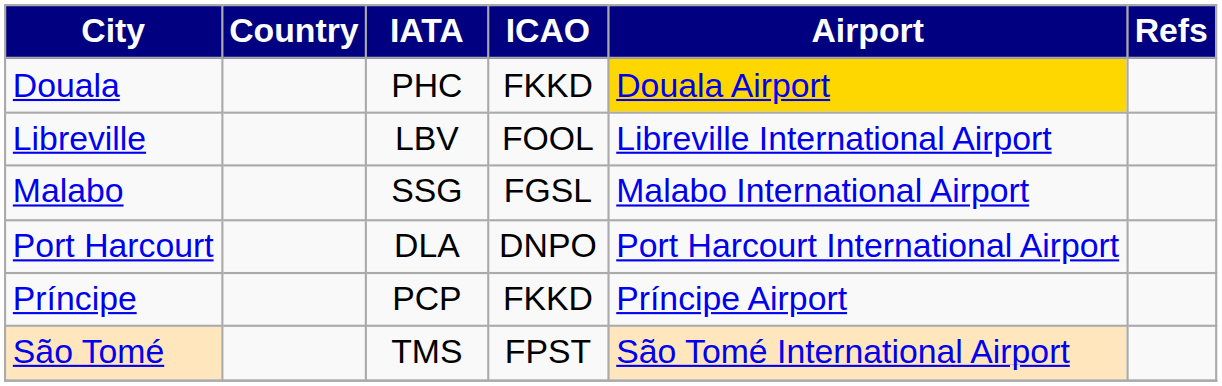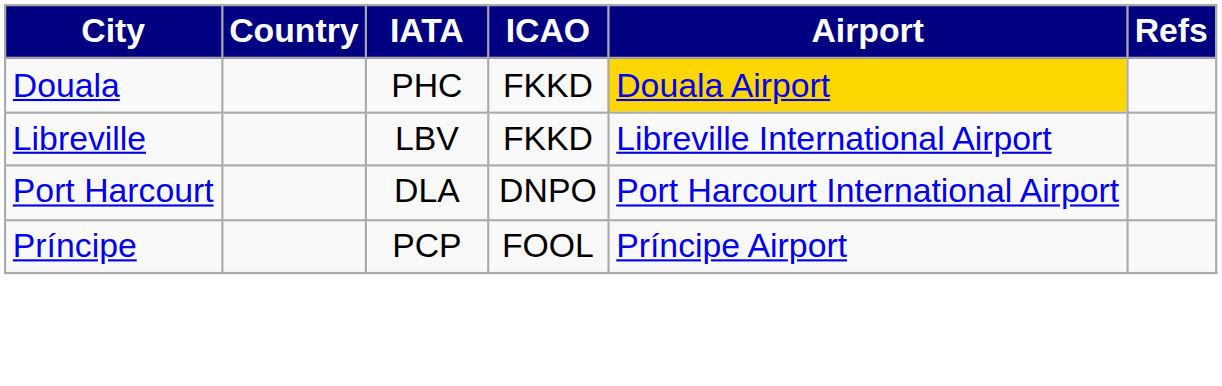(548, 138) FOOL -> (548, 138) FKKD
- row: (68, 191)
(548, 298) FKKD -> (548, 245) FOOL
- row: (89, 352)
